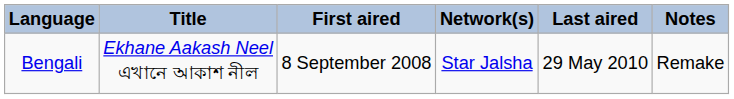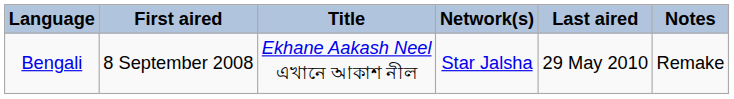columns swapped: (188, 18) <-> (356, 18)
